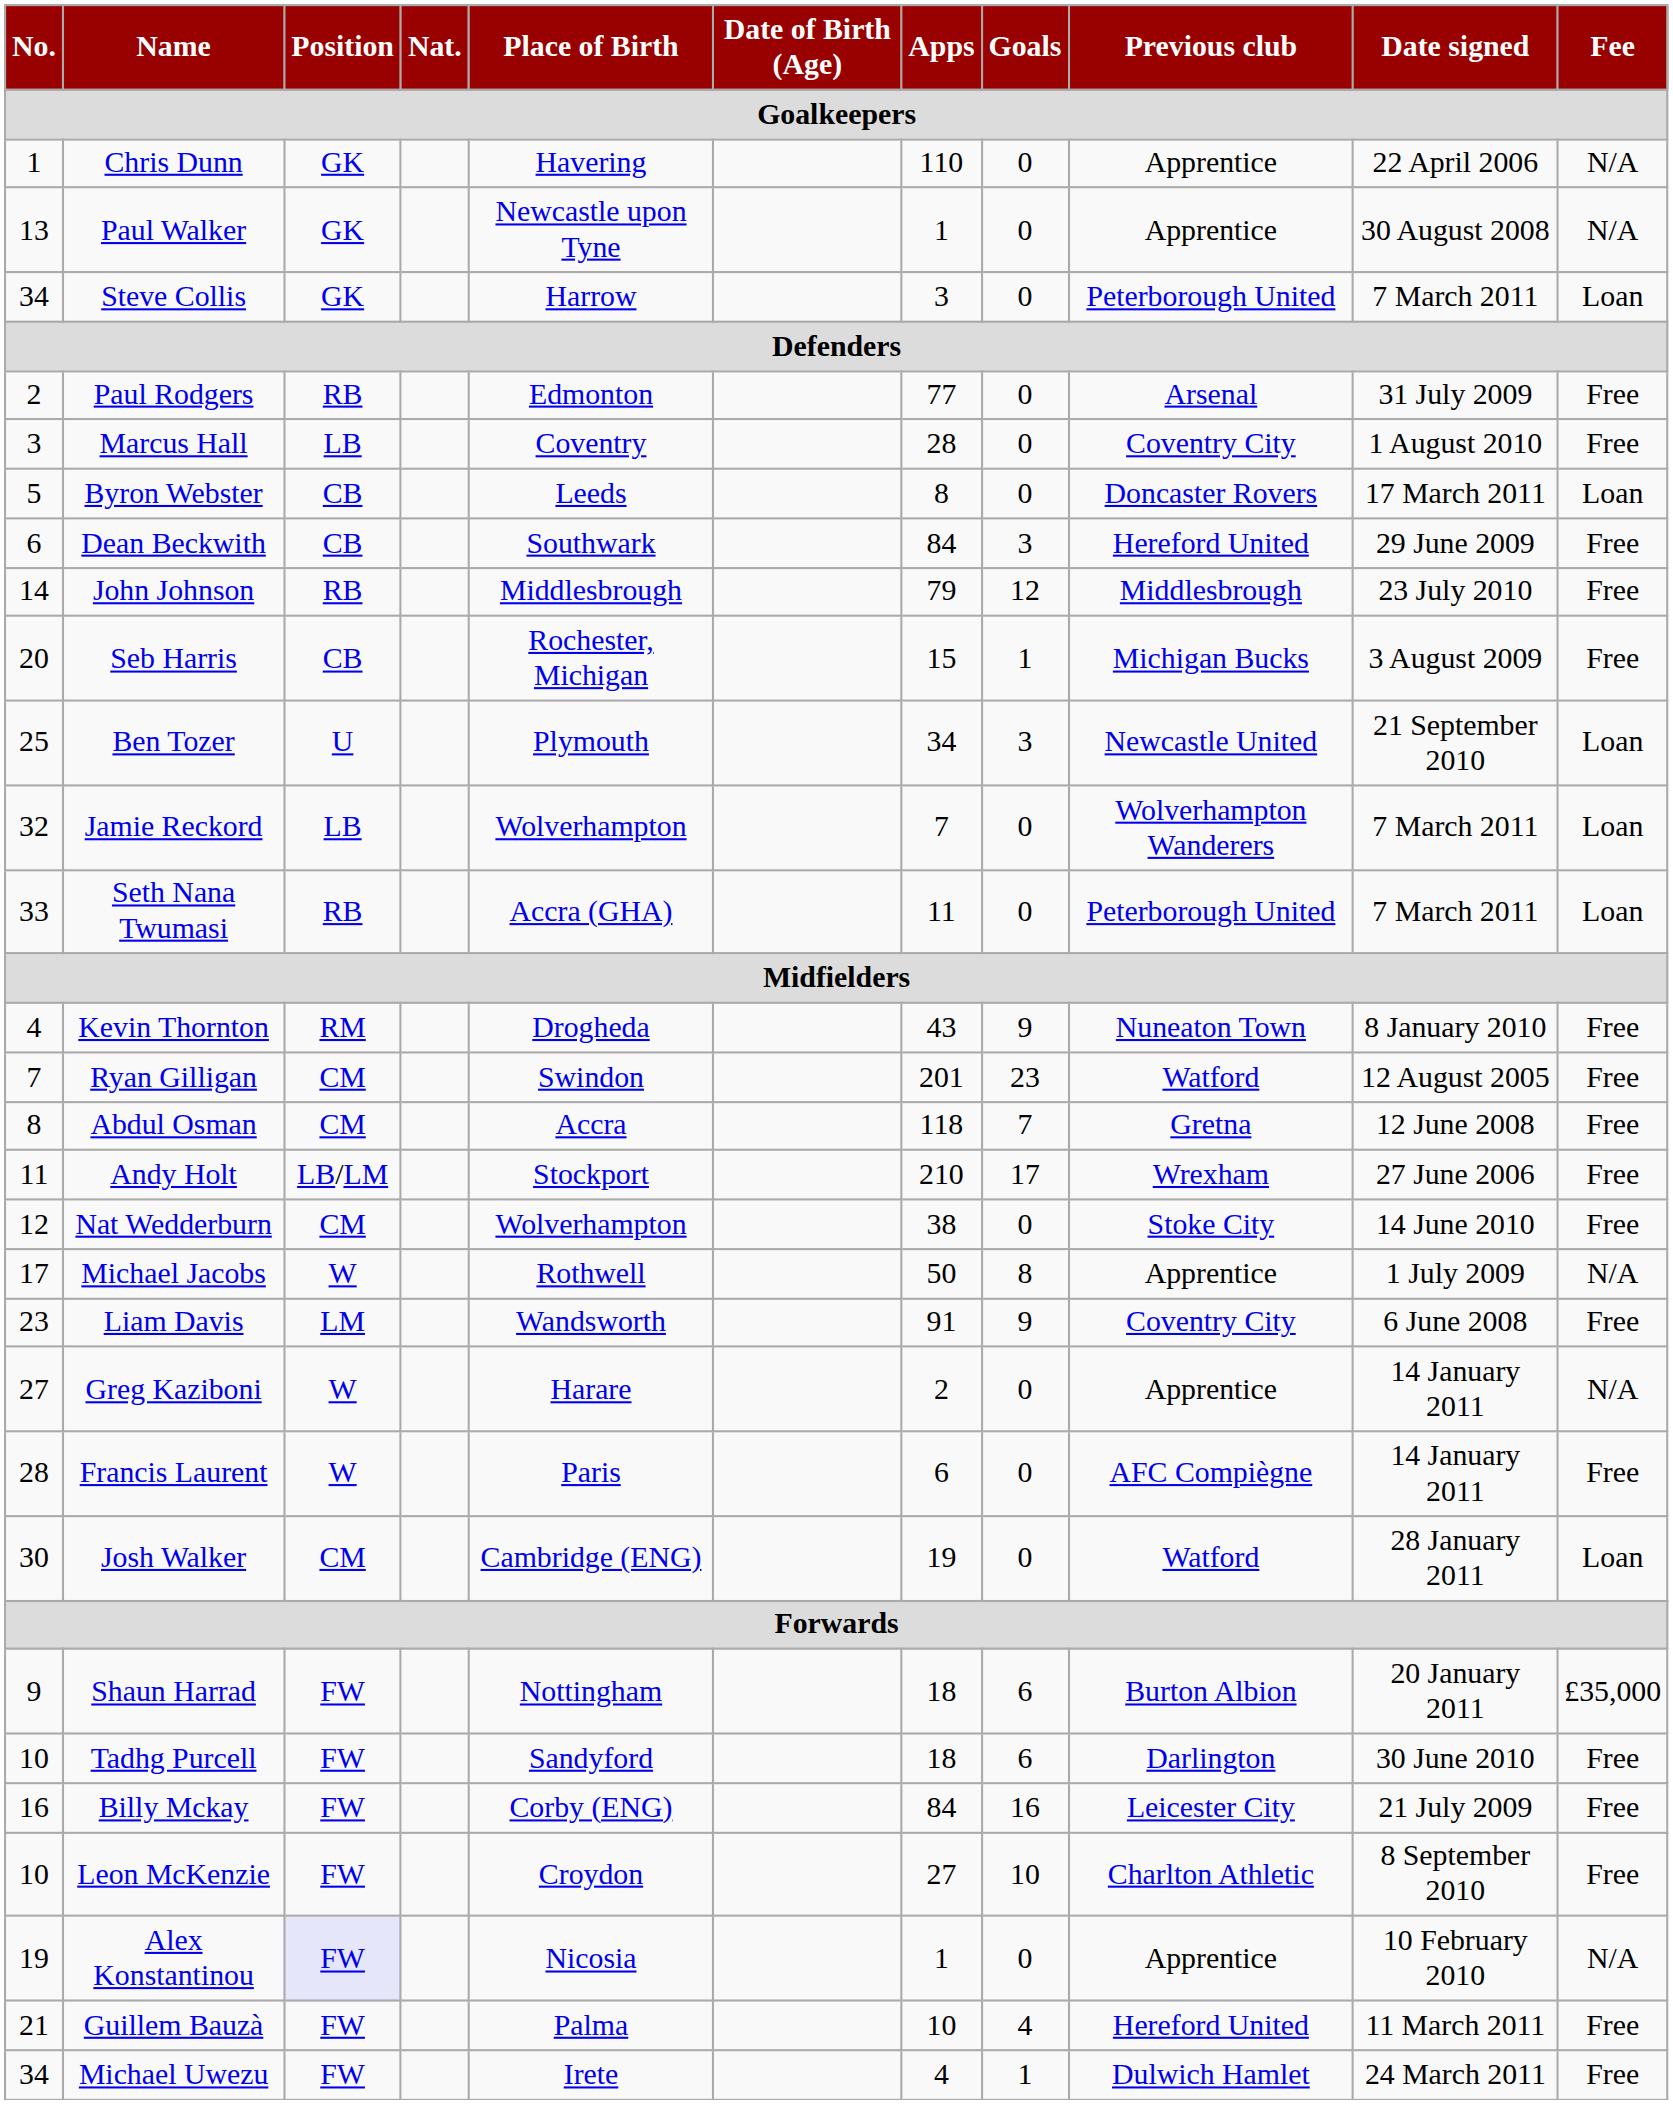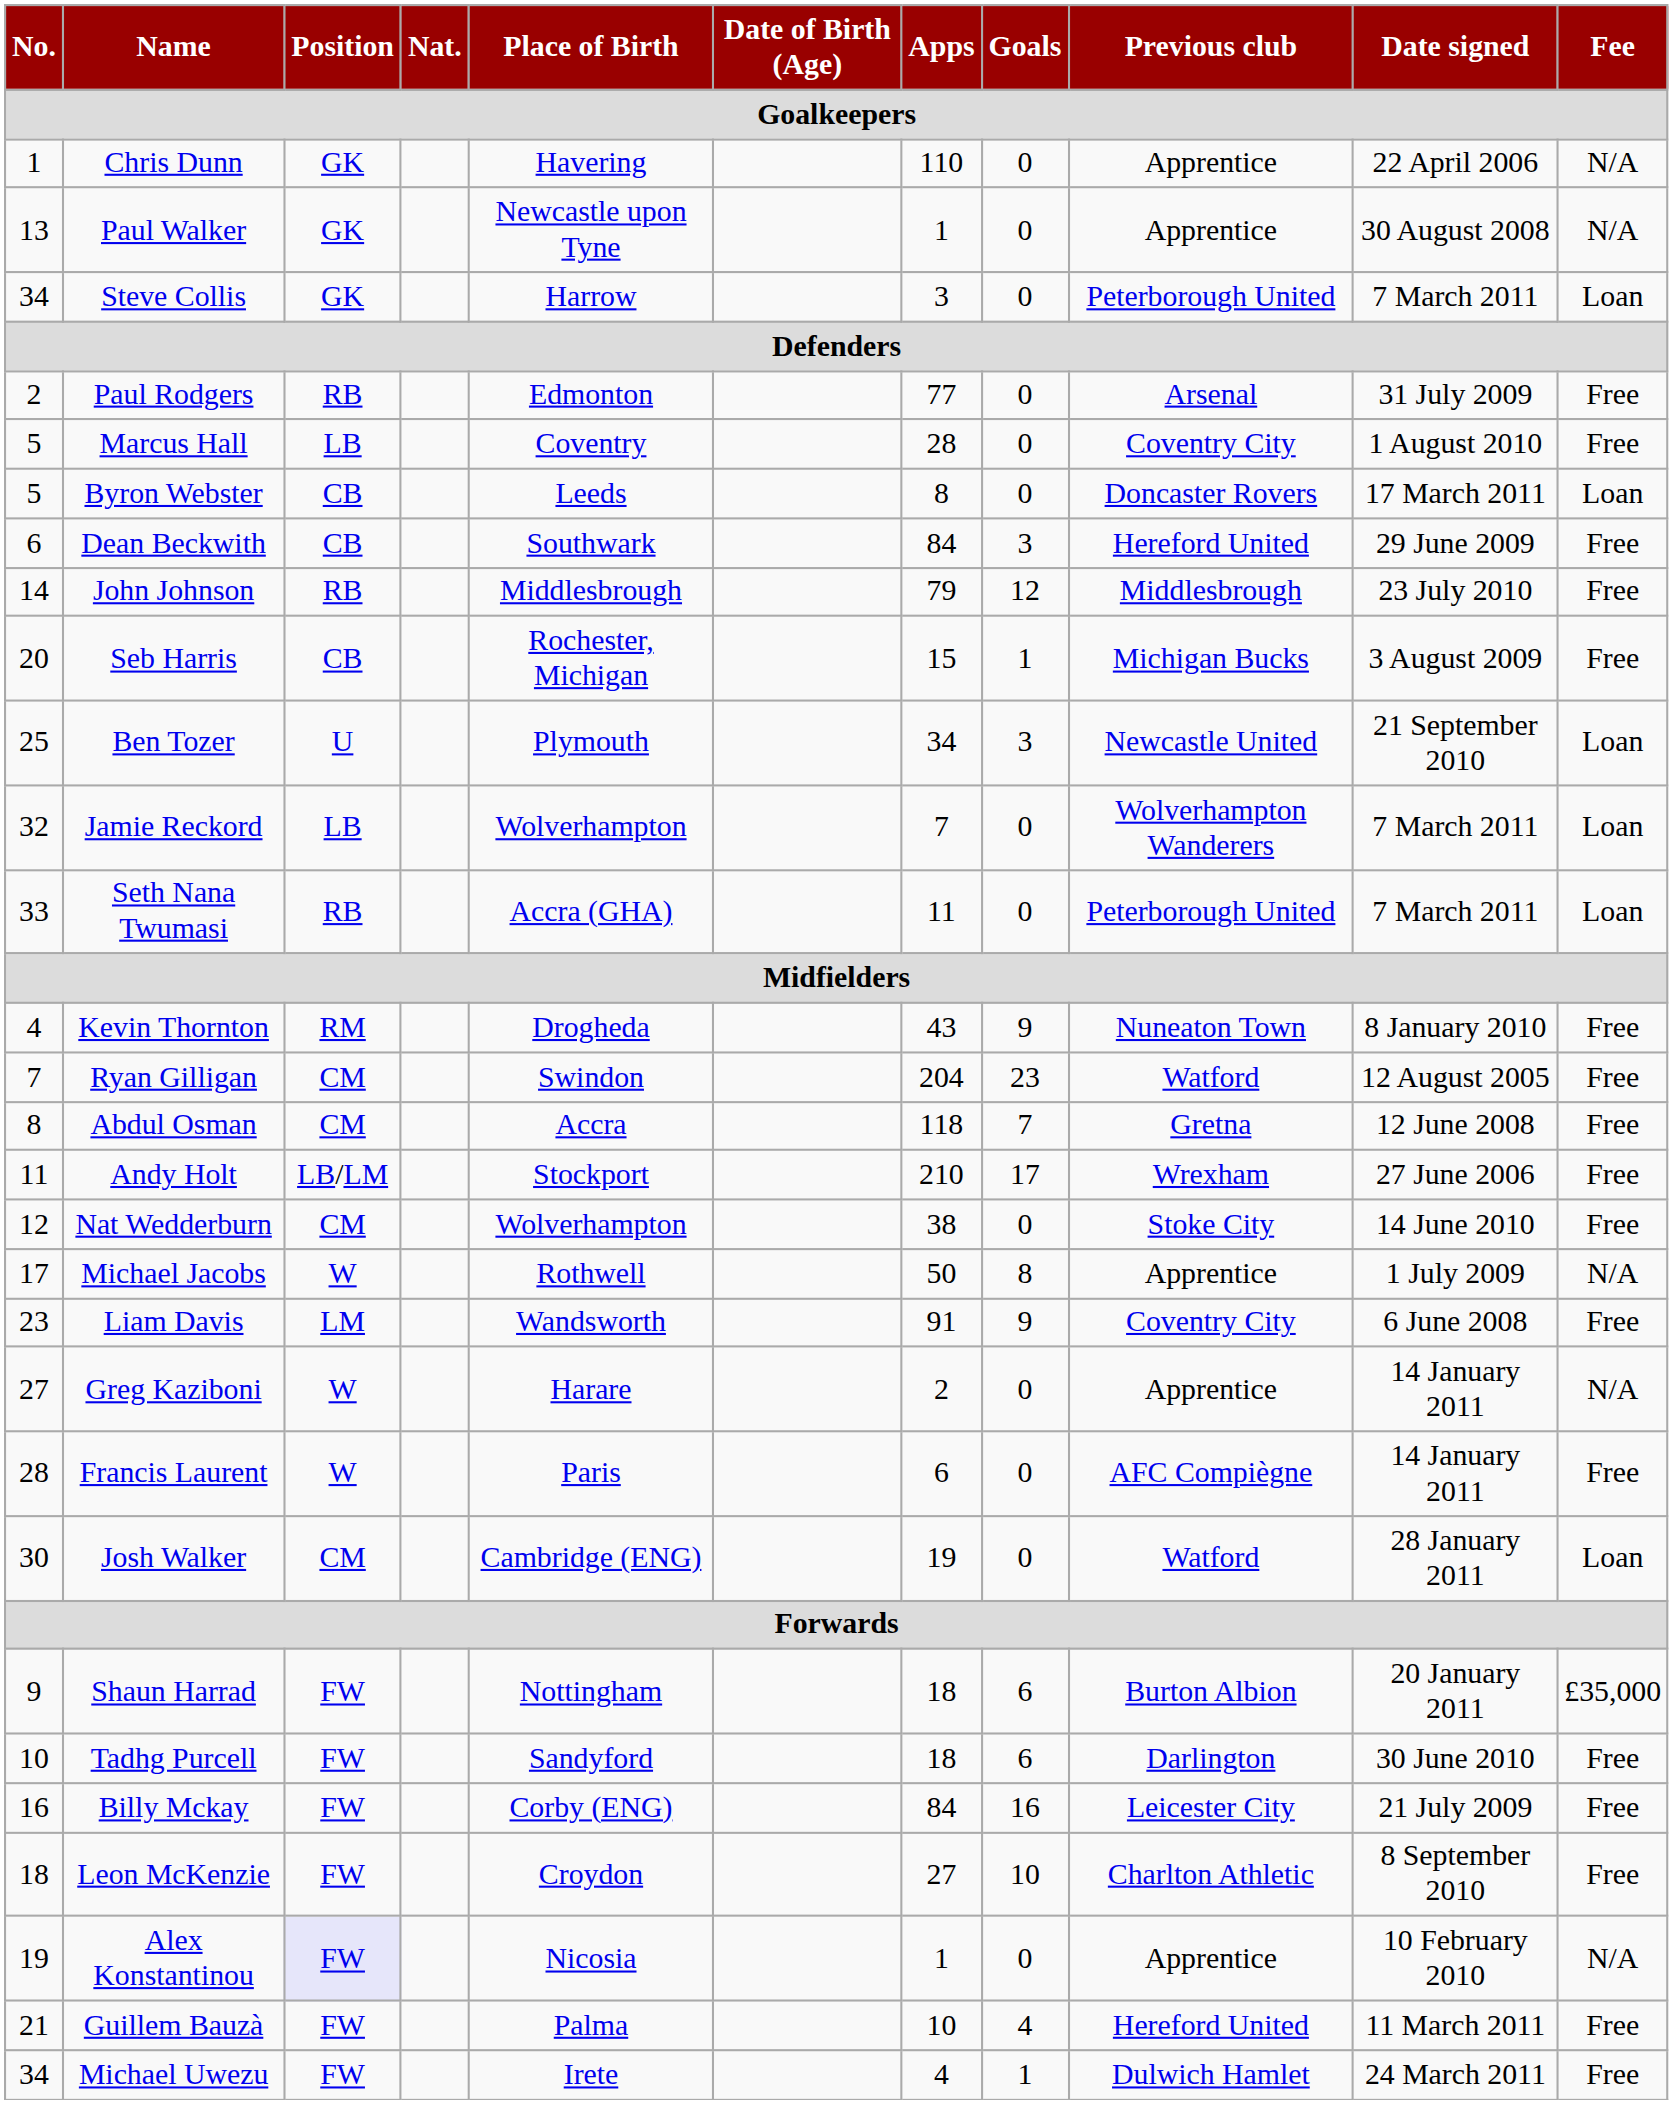(34, 443) 3 -> (34, 443) 5
(941, 1076) 201 -> (941, 1076) 204
(34, 1873) 10 -> (34, 1873) 18
